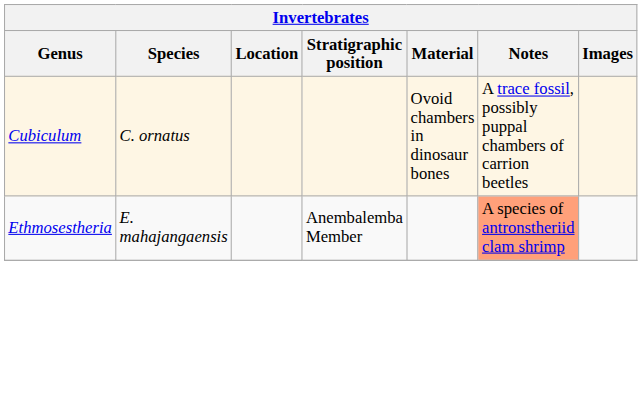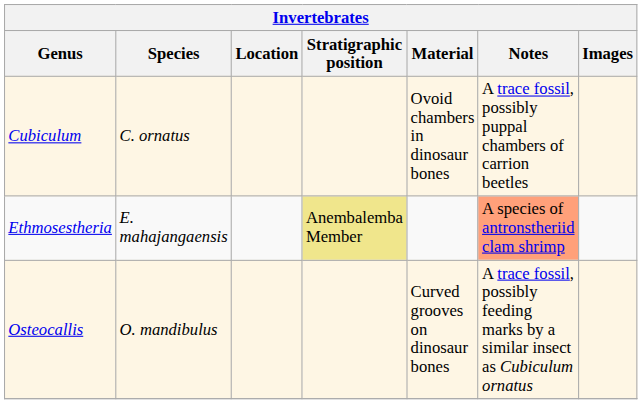(354, 227) no background -> (354, 227) khaki background
+ row: (46, 329)
